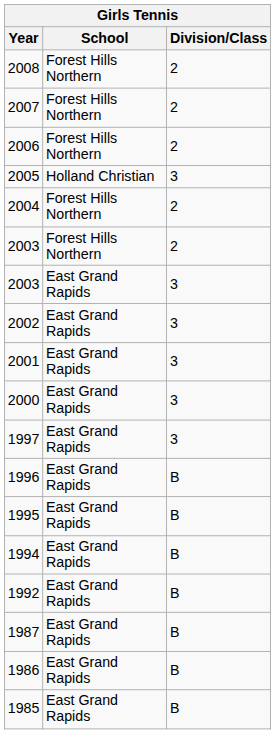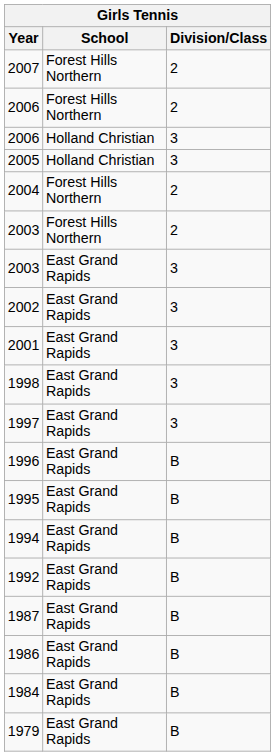- row: (24, 68)
+ row: (24, 138)
- row: (24, 400)
+ row: (24, 384)
- row: (24, 709)
+ row: (24, 693)
+ row: (24, 731)
